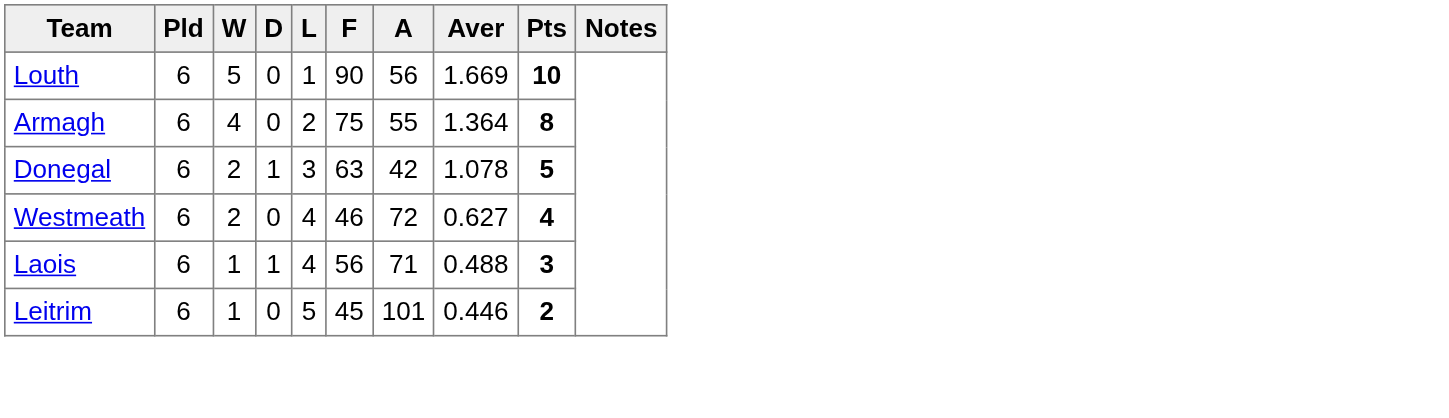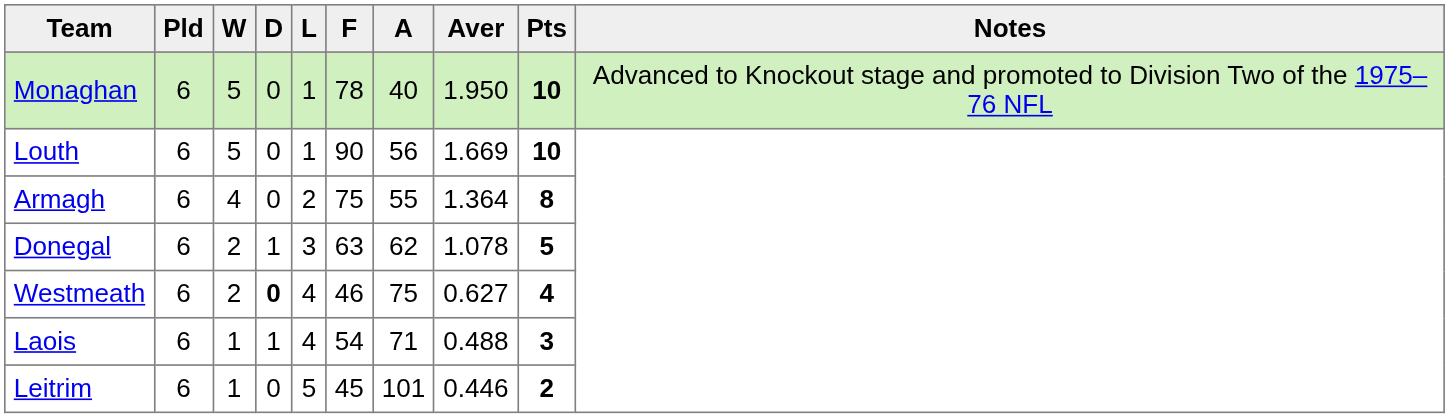+ row: (75, 90)
(404, 169) 42 -> (404, 246) 62
(274, 217) normal -> (274, 293) bold
(404, 217) 72 -> (404, 293) 75
(349, 264) 56 -> (349, 341) 54
